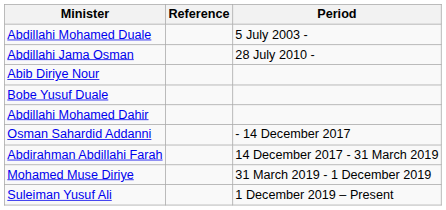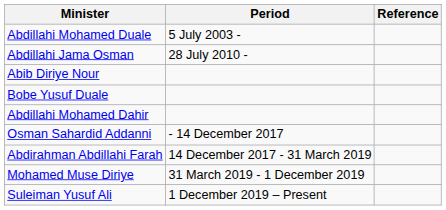columns swapped: (337, 14) <-> (199, 14)
